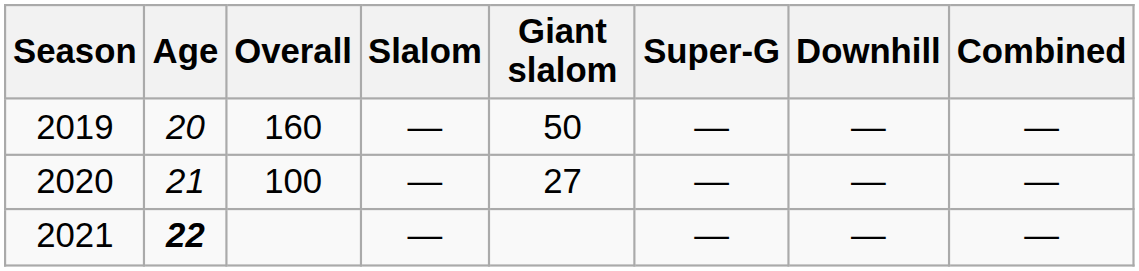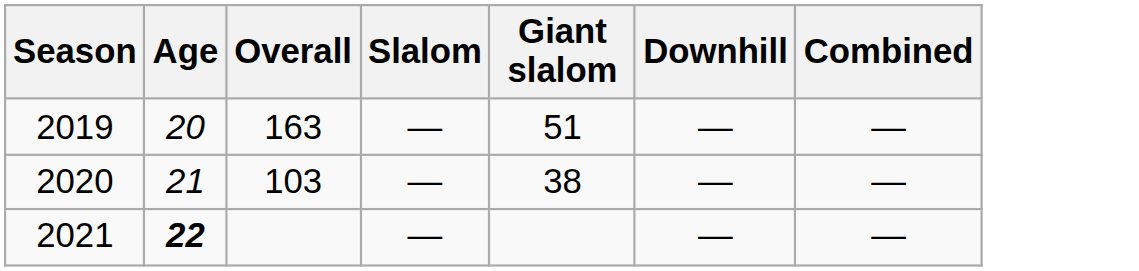- column: (712, 51)
(293, 126) 160 -> (293, 126) 163
(562, 126) 50 -> (562, 126) 51
(293, 181) 100 -> (293, 181) 103
(562, 181) 27 -> (562, 181) 38
